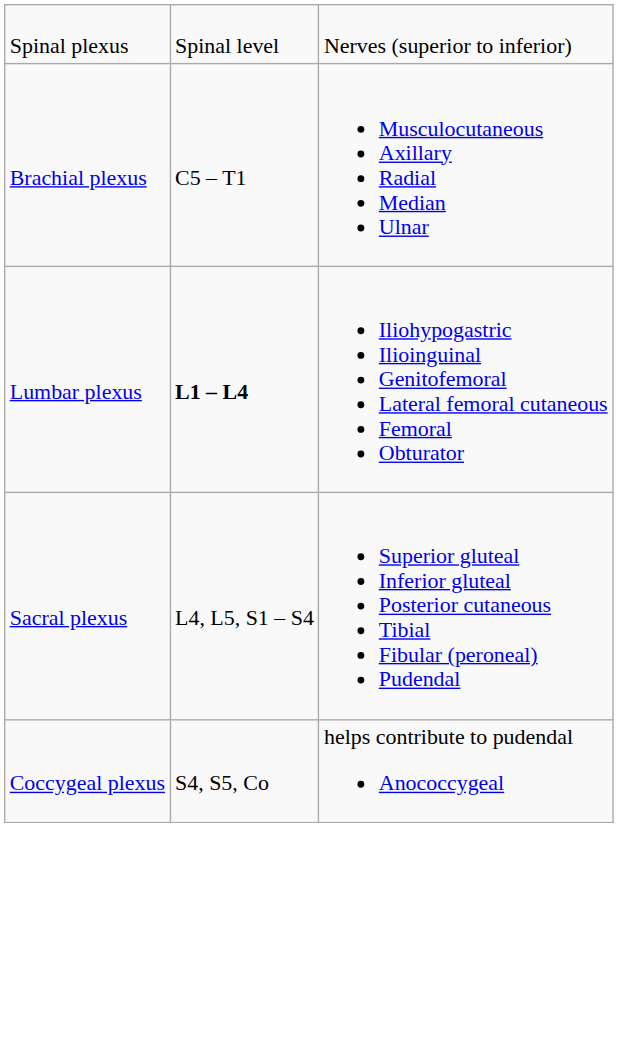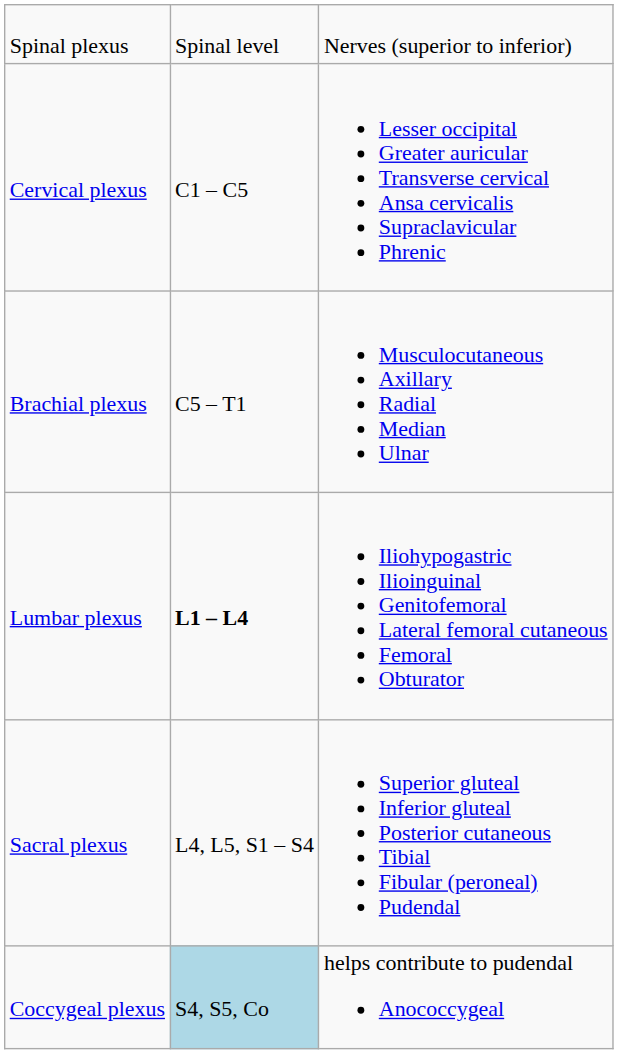+ row: (78, 189)
(222, 782) no background -> (222, 1009) lightblue background
